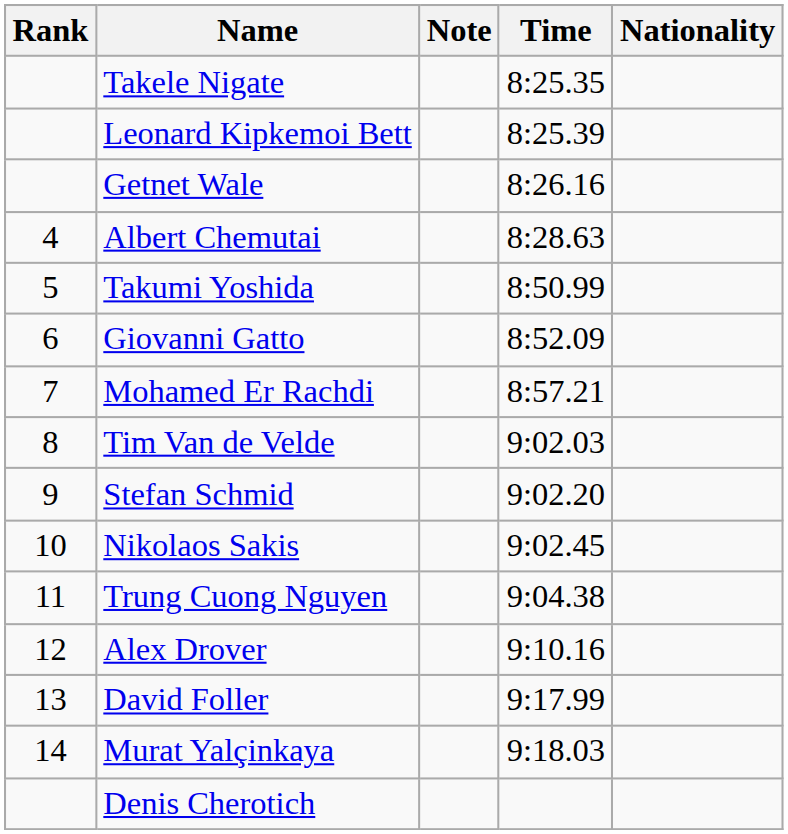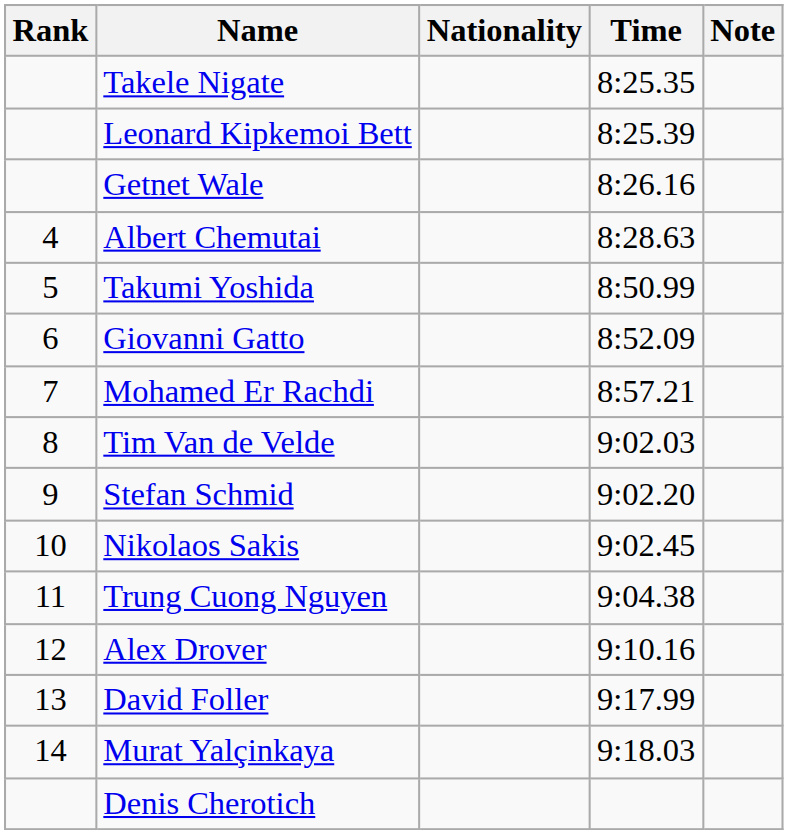columns swapped: (698, 30) <-> (459, 30)
